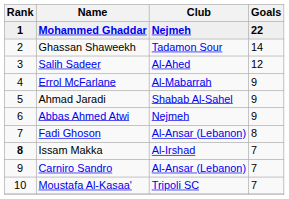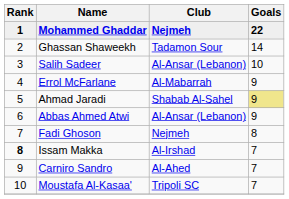(171, 64) Al-Ahed -> (199, 64) Al-Ansar (Lebanon)
(257, 64) 12 -> (257, 64) 10
(254, 99) no background -> (254, 99) khaki background
(170, 116) Nejmeh -> (199, 116) Al-Ansar (Lebanon)
(199, 133) Al-Ansar (Lebanon) -> (170, 133) Nejmeh
(199, 168) Al-Ansar (Lebanon) -> (171, 168) Al-Ahed
